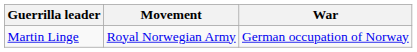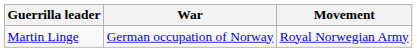columns swapped: (171, 15) <-> (325, 15)
